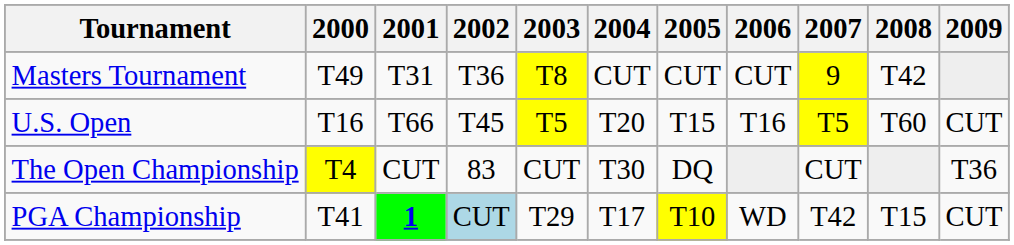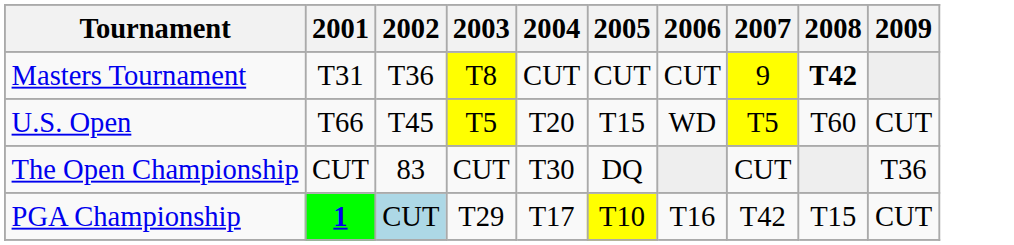- column: (340, 28)
(904, 75) normal -> (833, 75) bold
(763, 122) T16 -> (692, 122) WD
(763, 216) WD -> (692, 216) T16
